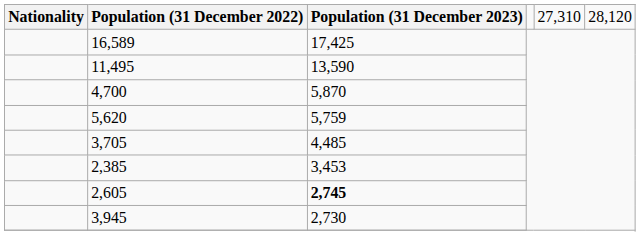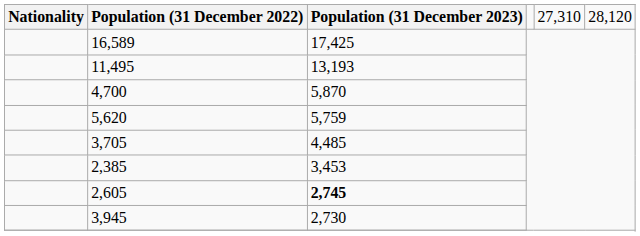(332, 67) 13,590 -> (332, 67) 13,193
